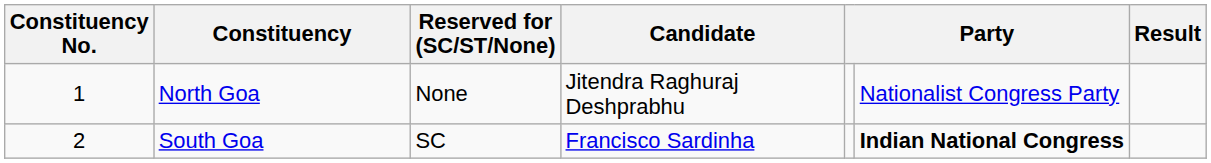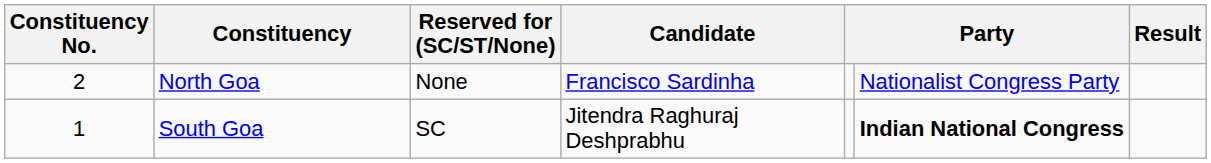(79, 93) 1 -> (79, 81) 2
(652, 93) Jitendra Raghuraj Deshprabhu -> (660, 81) Francisco Sardinha
(79, 140) 2 -> (79, 128) 1
(660, 140) Francisco Sardinha -> (652, 128) Jitendra Raghuraj Deshprabhu
